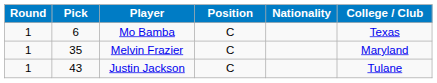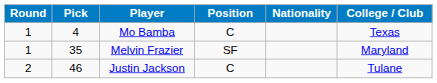(76, 31) 6 -> (76, 31) 4
(230, 50) C -> (230, 50) SF
(28, 68) 1 -> (28, 68) 2
(76, 68) 43 -> (76, 68) 46
